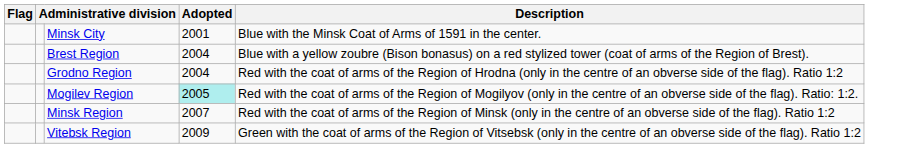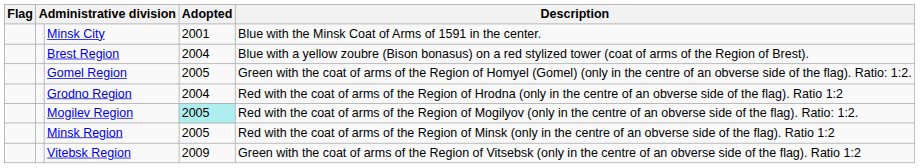+ row: (87, 73)
(196, 113) 2007 -> (196, 133) 2005
